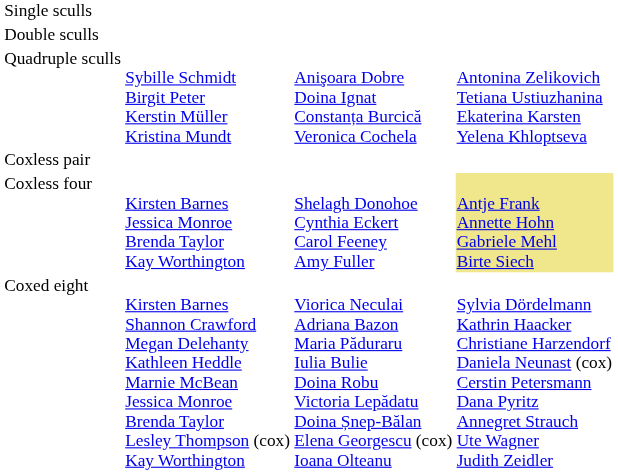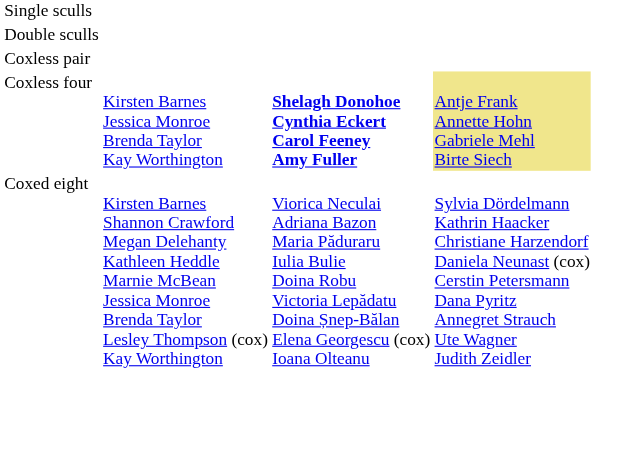- row: (63, 58)
(356, 232) normal -> (336, 130) bold
